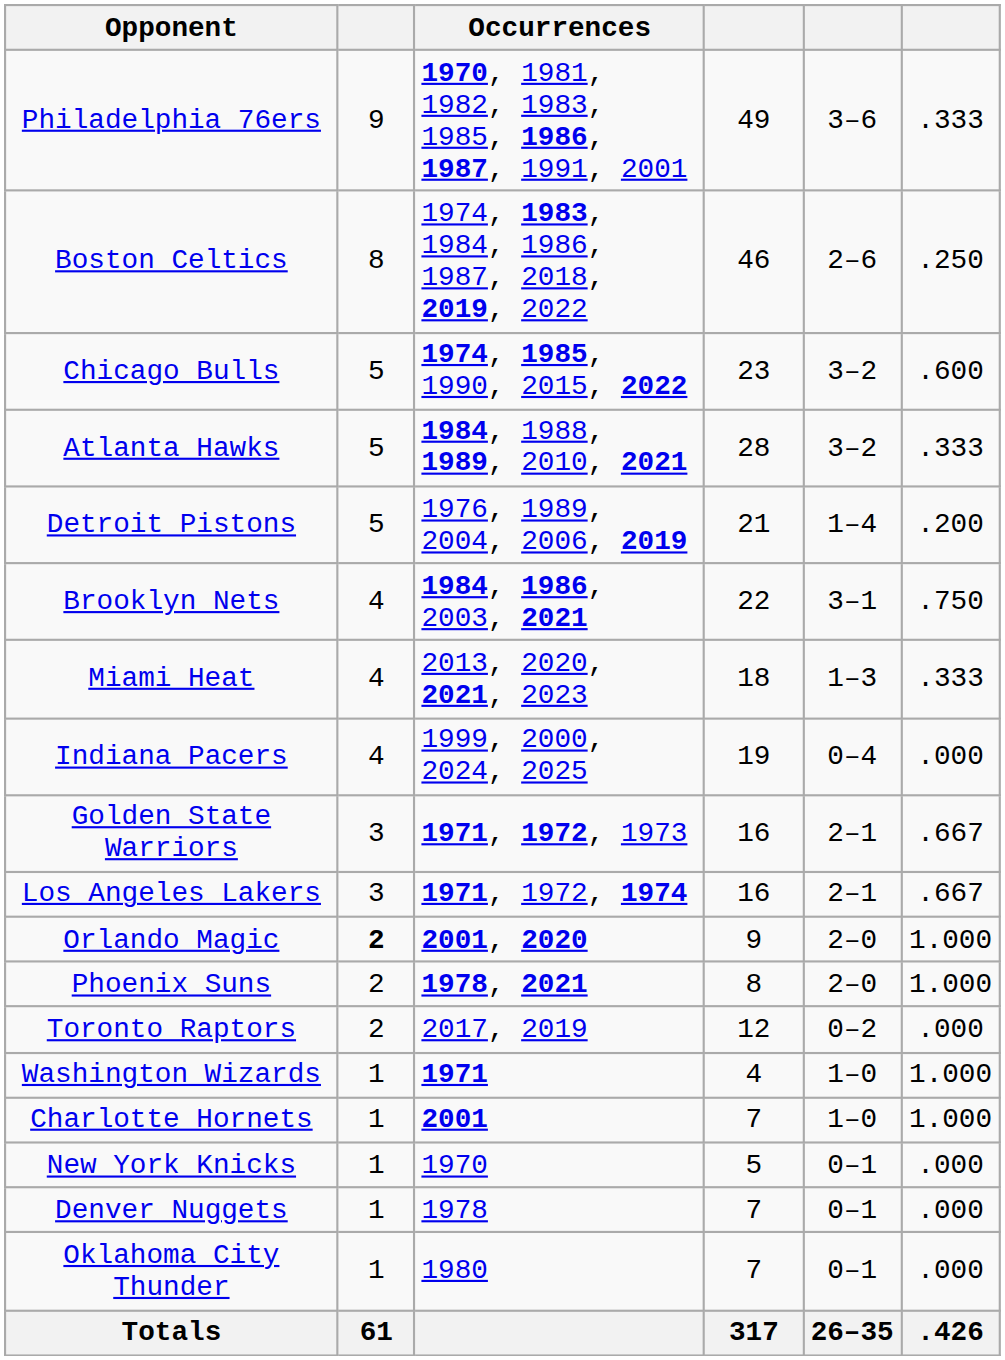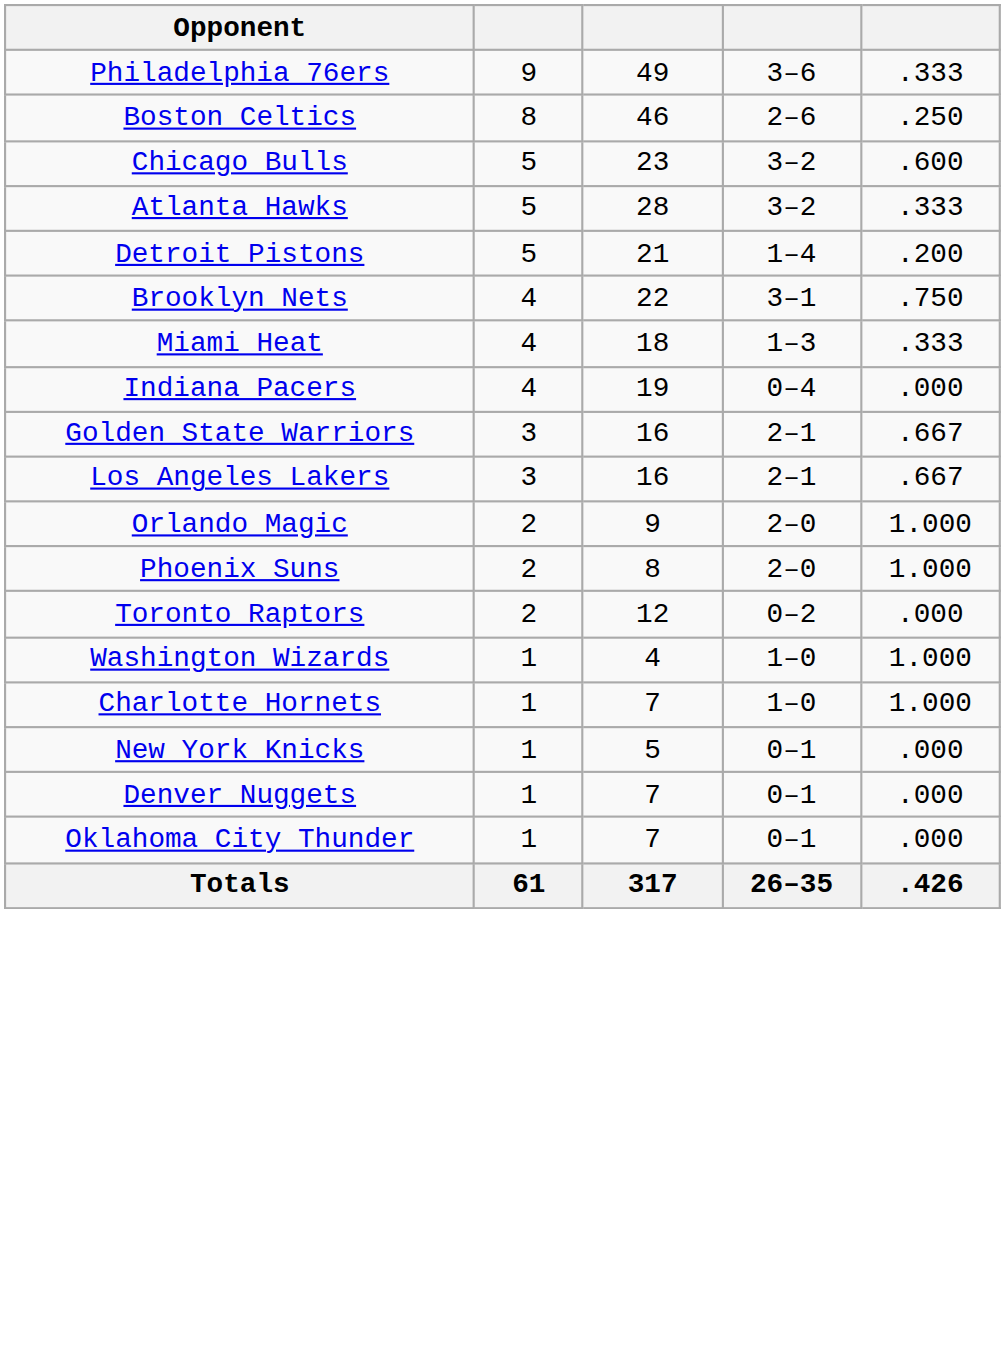- column: (560, 28)
(376, 939) bold -> (529, 524) normal
